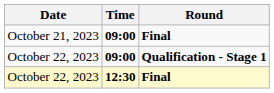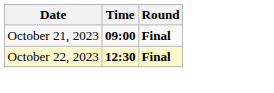- row: (53, 56)
